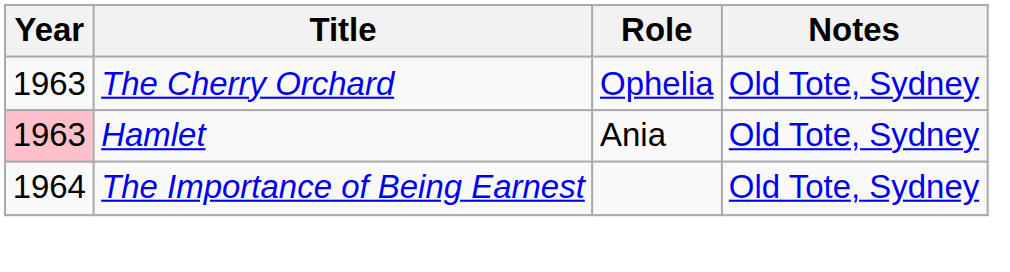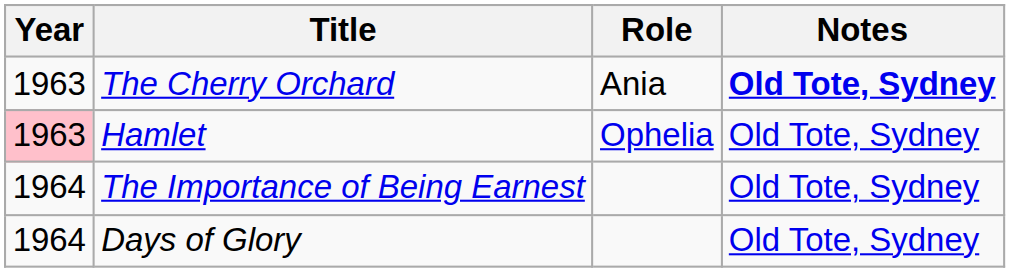(657, 82) Ophelia -> (633, 82) Ania
(854, 82) normal -> (862, 82) bold
(633, 135) Ania -> (657, 135) Ophelia
+ row: (201, 239)
